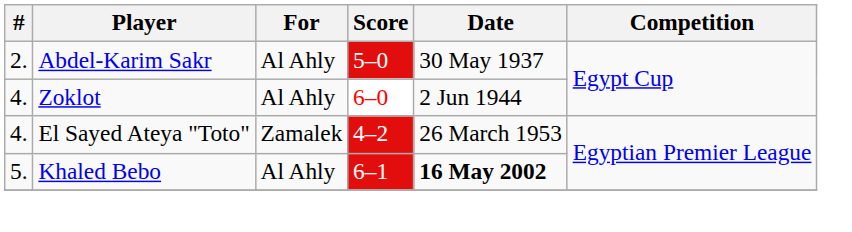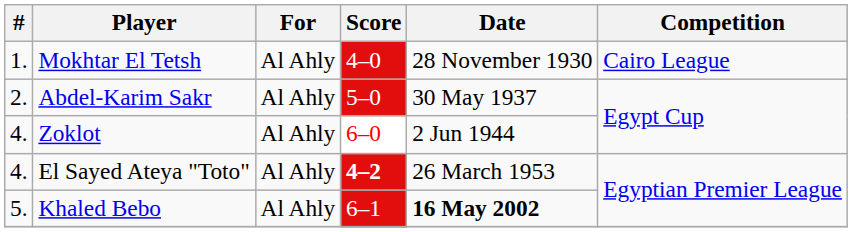+ row: (120, 60)
(301, 134) Zamalek -> (298, 171) Al Ahly
(371, 134) normal -> (364, 171) bold
